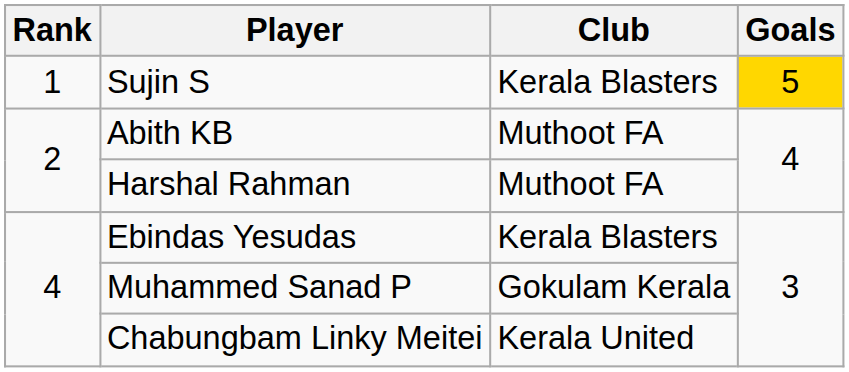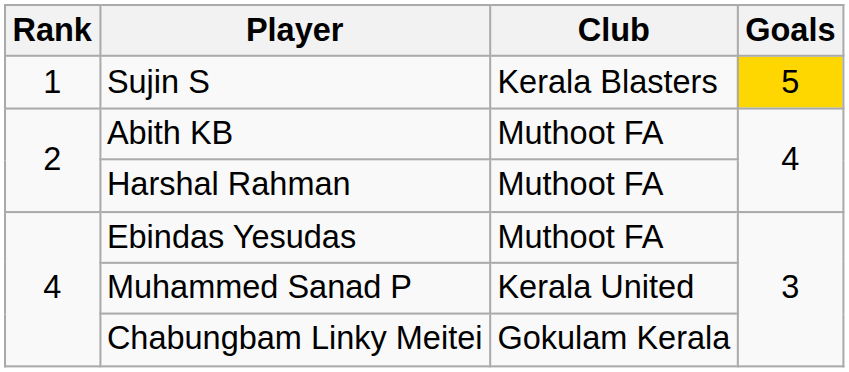(608, 236) Kerala Blasters -> (580, 236) Muthoot FA
(614, 287) Gokulam Kerala -> (596, 287) Kerala United
(596, 339) Kerala United -> (614, 339) Gokulam Kerala
